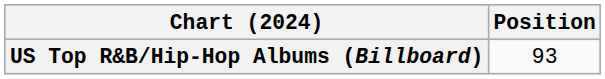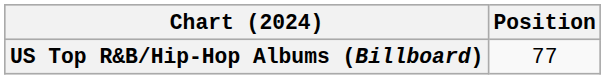(545, 57) 93 -> (545, 57) 77
